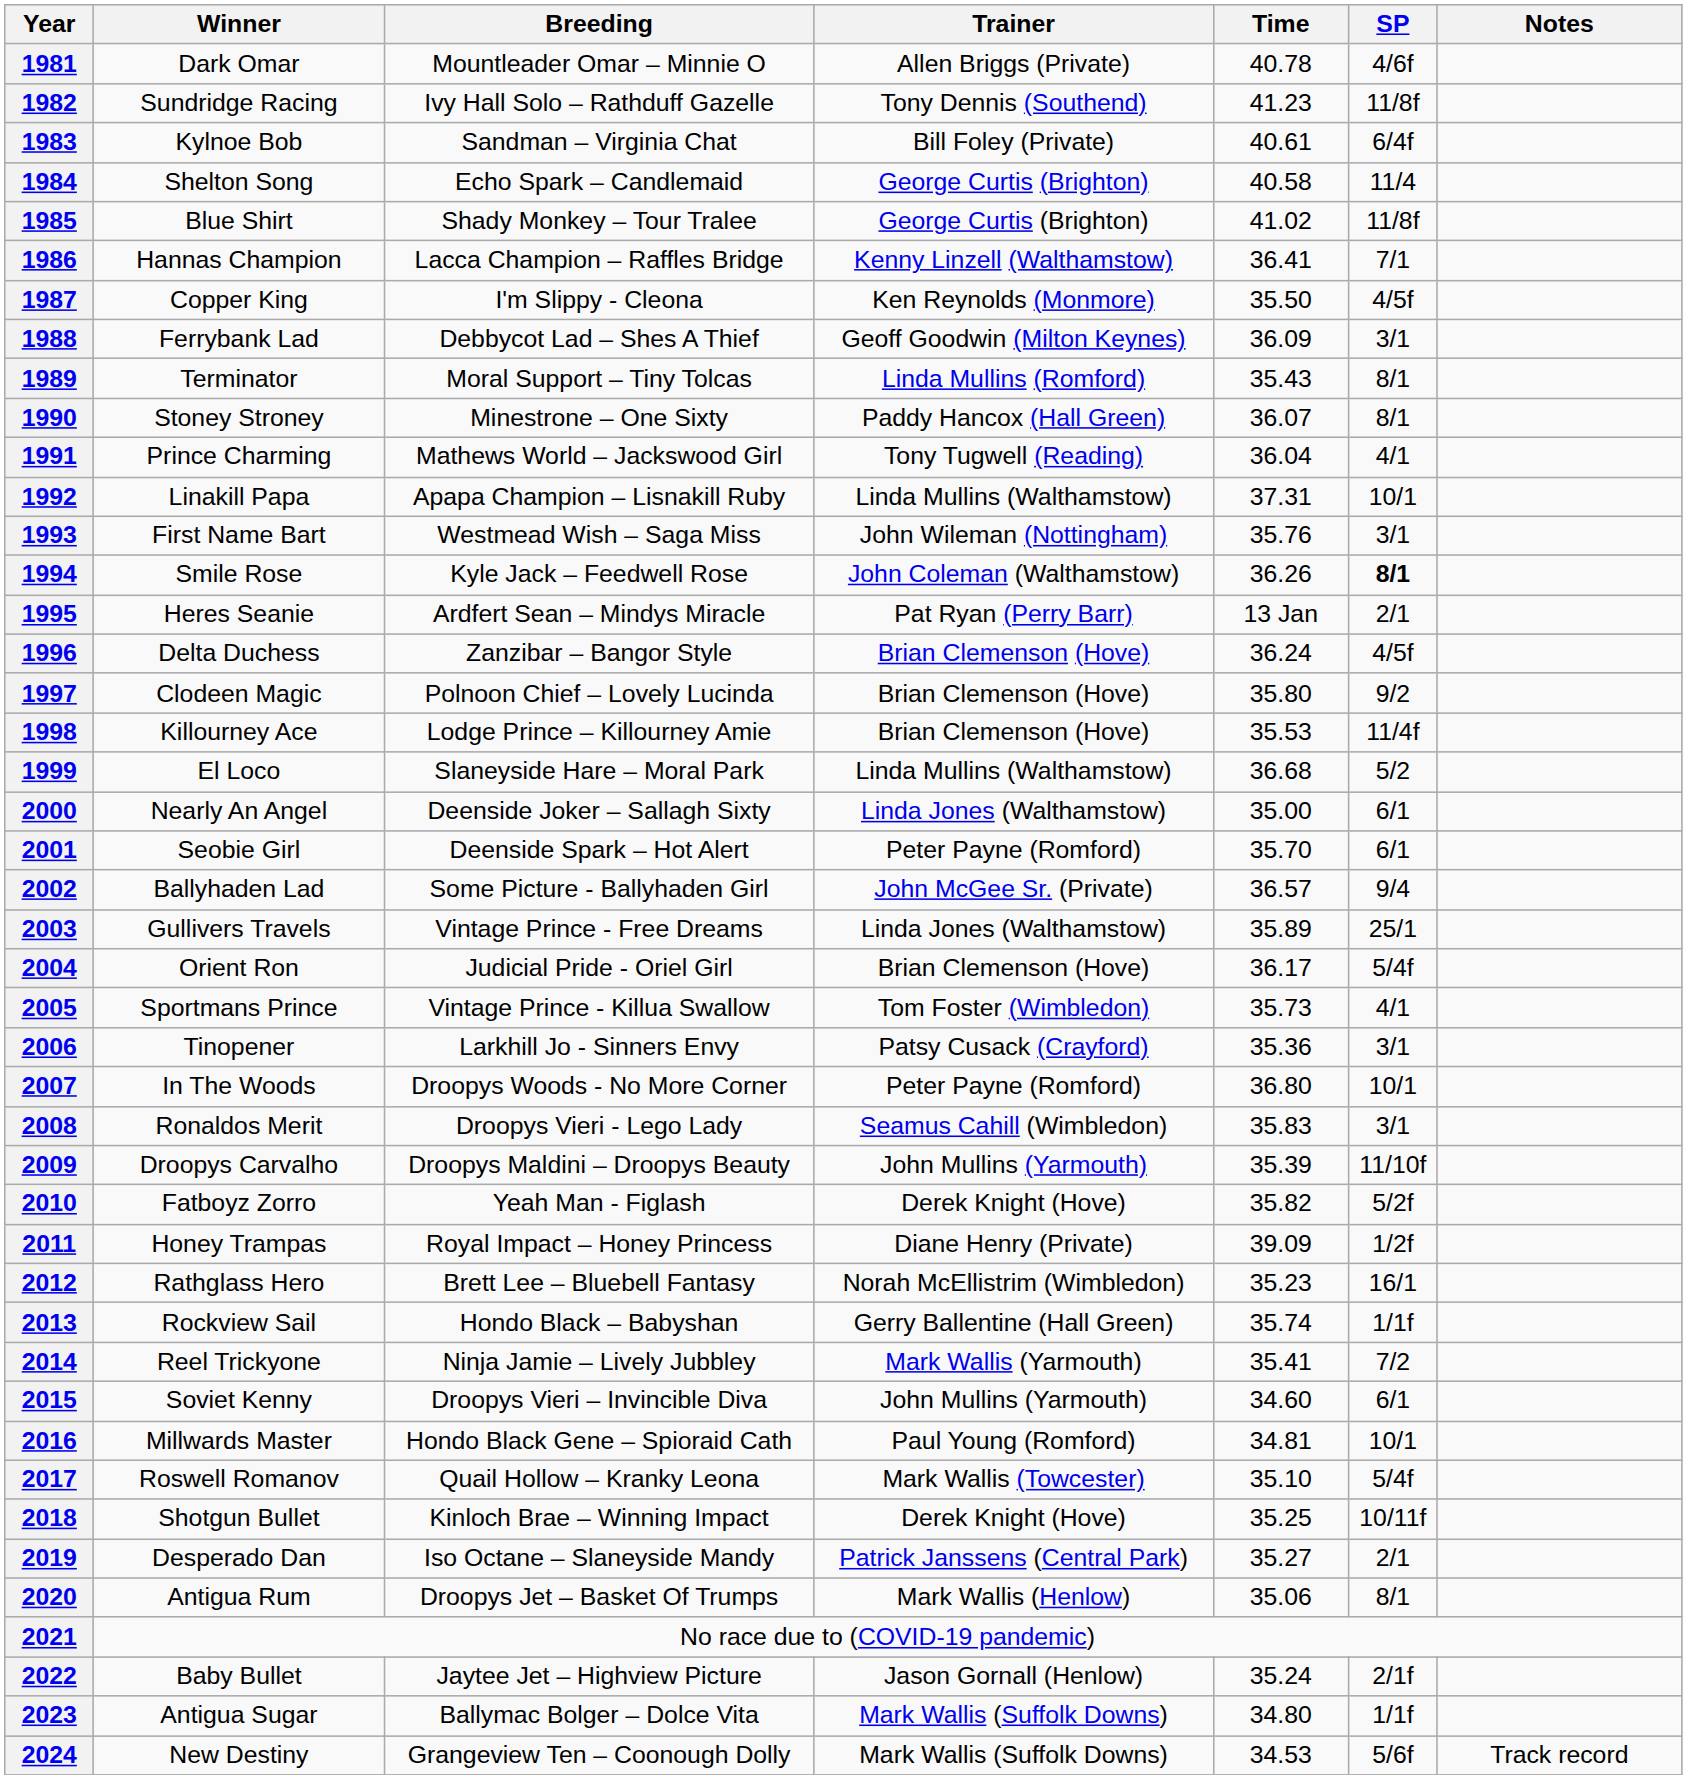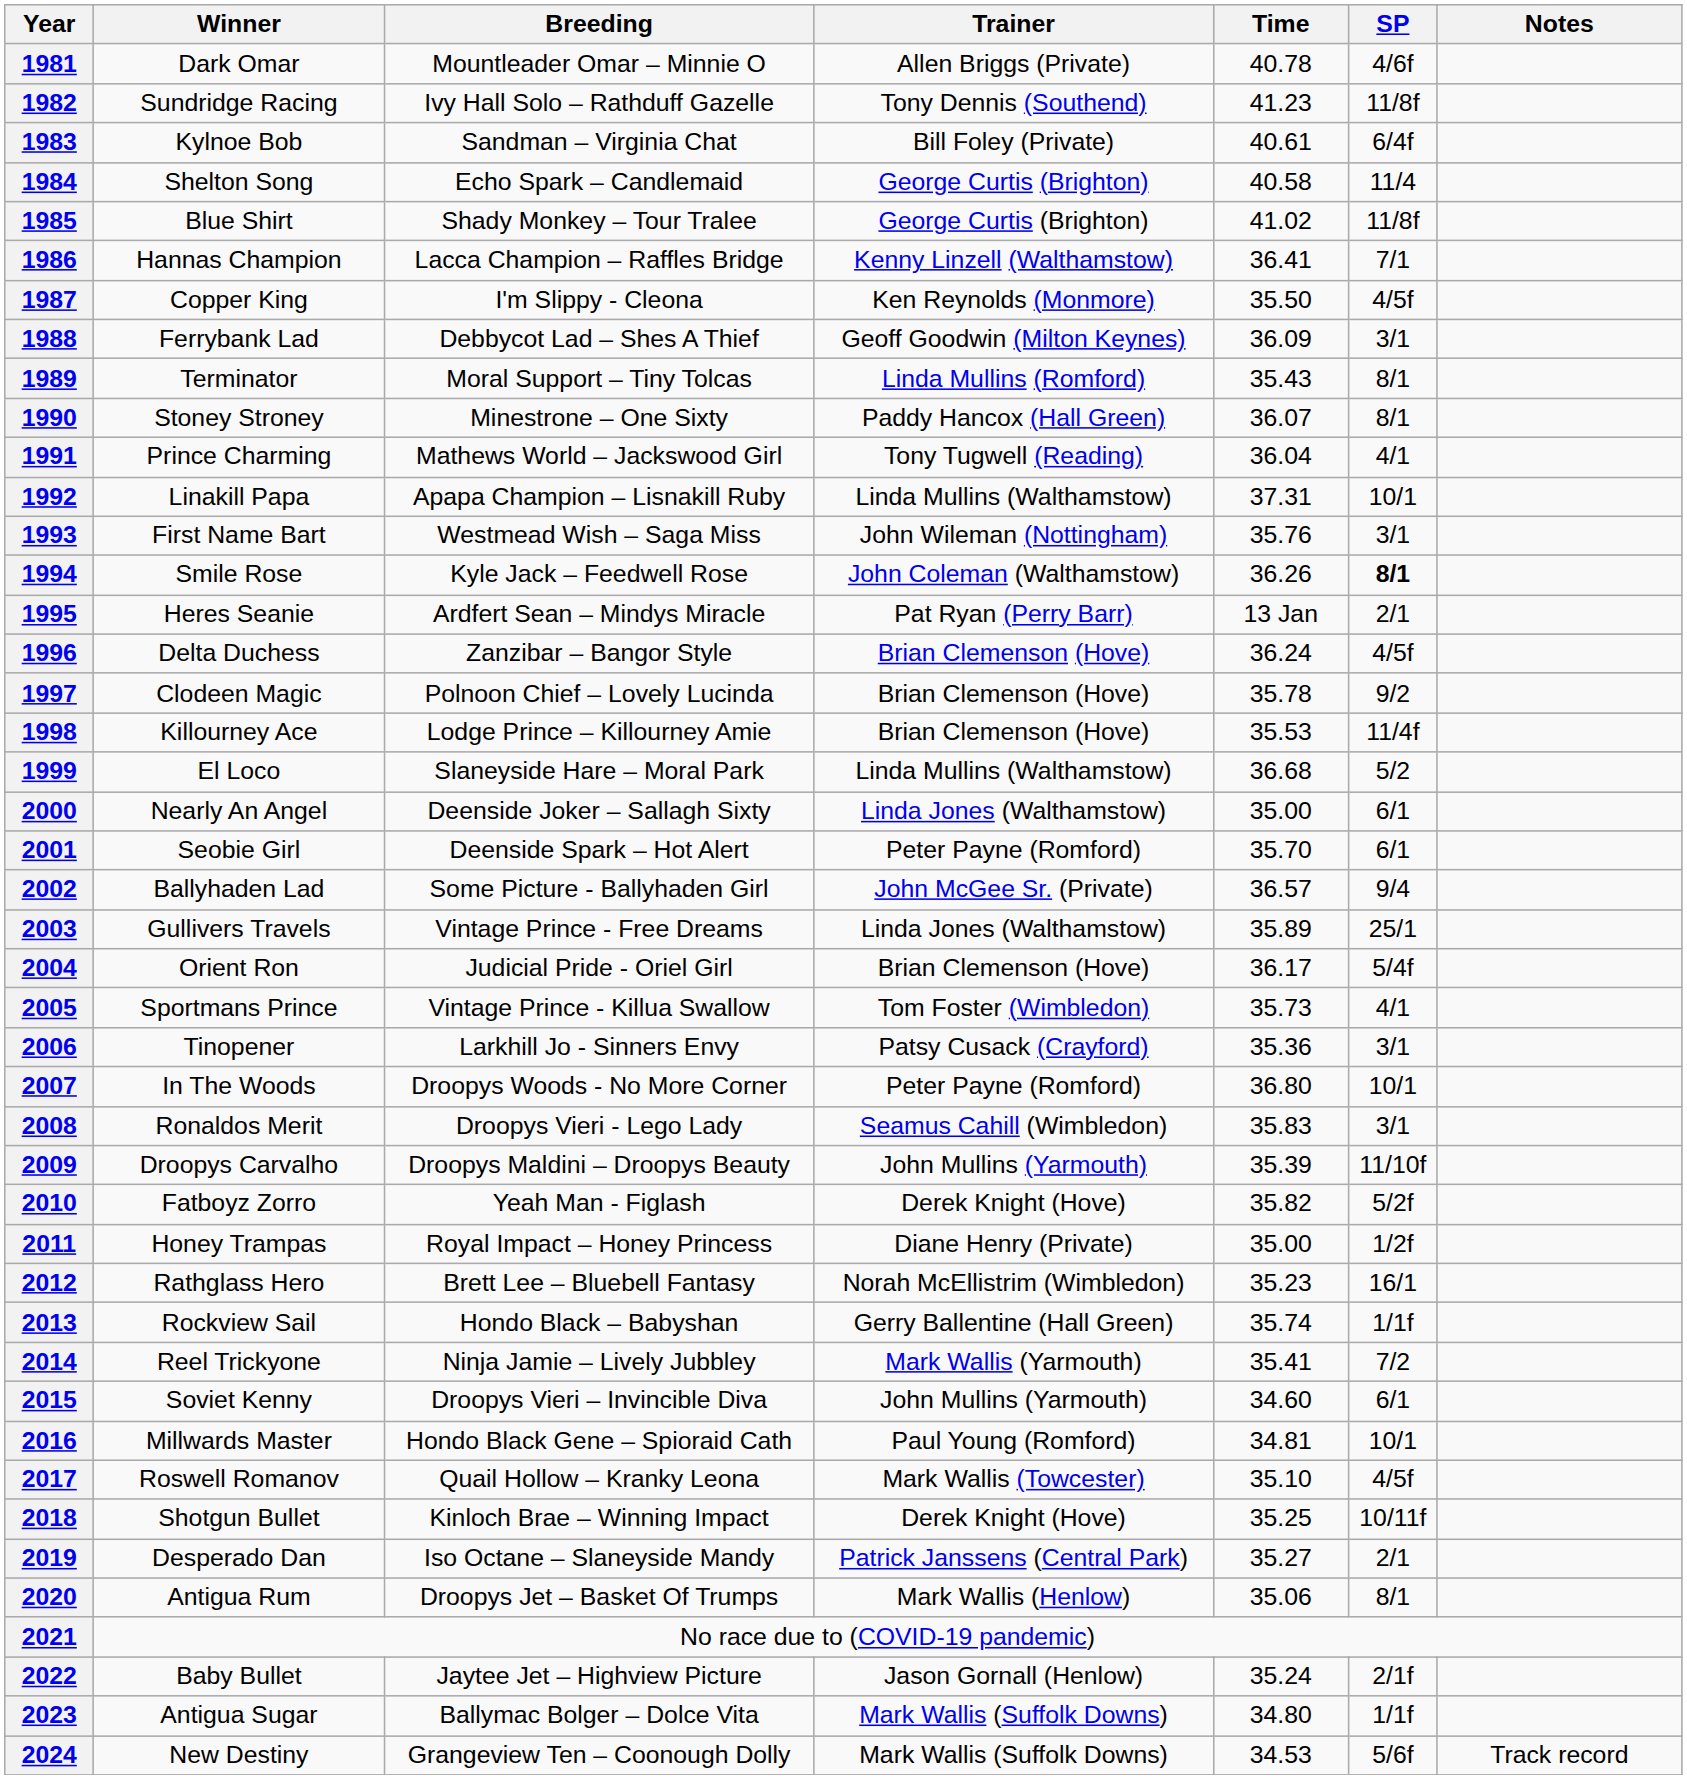(1281, 692) 35.80 -> (1281, 692) 35.78
(1281, 1243) 39.09 -> (1281, 1243) 35.00
(1393, 1479) 5/4f -> (1393, 1479) 4/5f
